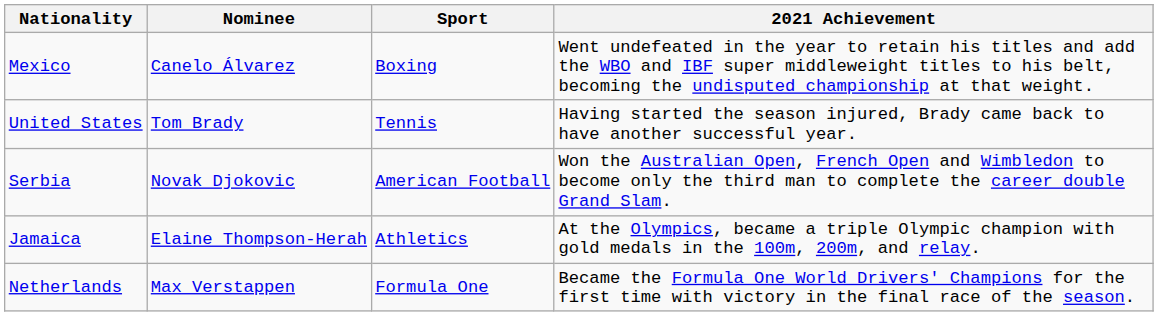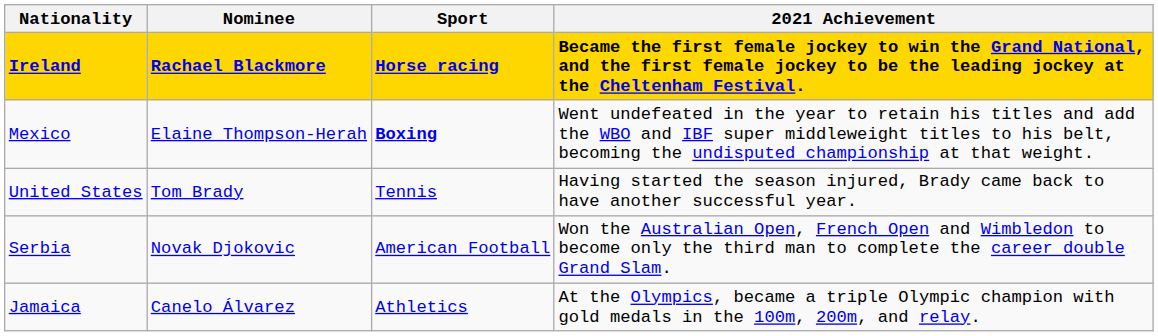+ row: (45, 66)
(223, 66) Canelo Álvarez -> (259, 134) Elaine Thompson-Herah
(406, 66) normal -> (406, 134) bold
(259, 239) Elaine Thompson-Herah -> (223, 307) Canelo Álvarez
- row: (65, 287)
